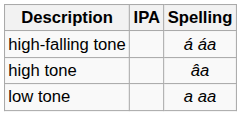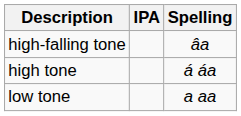(200, 44) á áa -> (200, 44) âa
(200, 70) âa -> (200, 70) á áa
